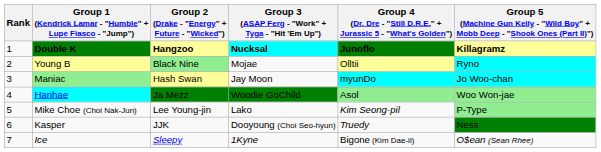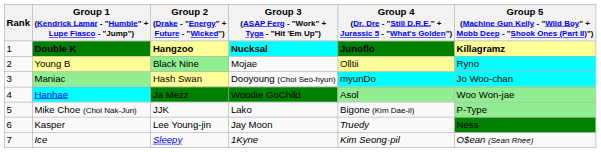(252, 79) Jay Moon -> (283, 79) Dooyoung (Choi Seo-hyun)
(182, 109) Lee Young-jin -> (161, 109) JJK
(370, 109) Kim Seong-pil -> (377, 109) Bigone (Kim Dae-il)
(161, 125) JJK -> (182, 125) Lee Young-jin
(283, 125) Dooyoung (Choi Seo-hyun) -> (252, 125) Jay Moon
(377, 140) Bigone (Kim Dae-il) -> (370, 140) Kim Seong-pil
